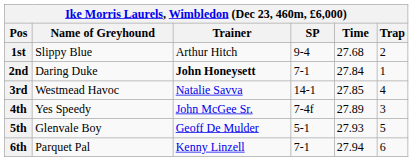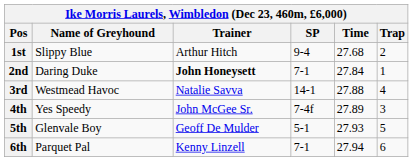(350, 90) 27.85 -> (350, 90) 27.88
